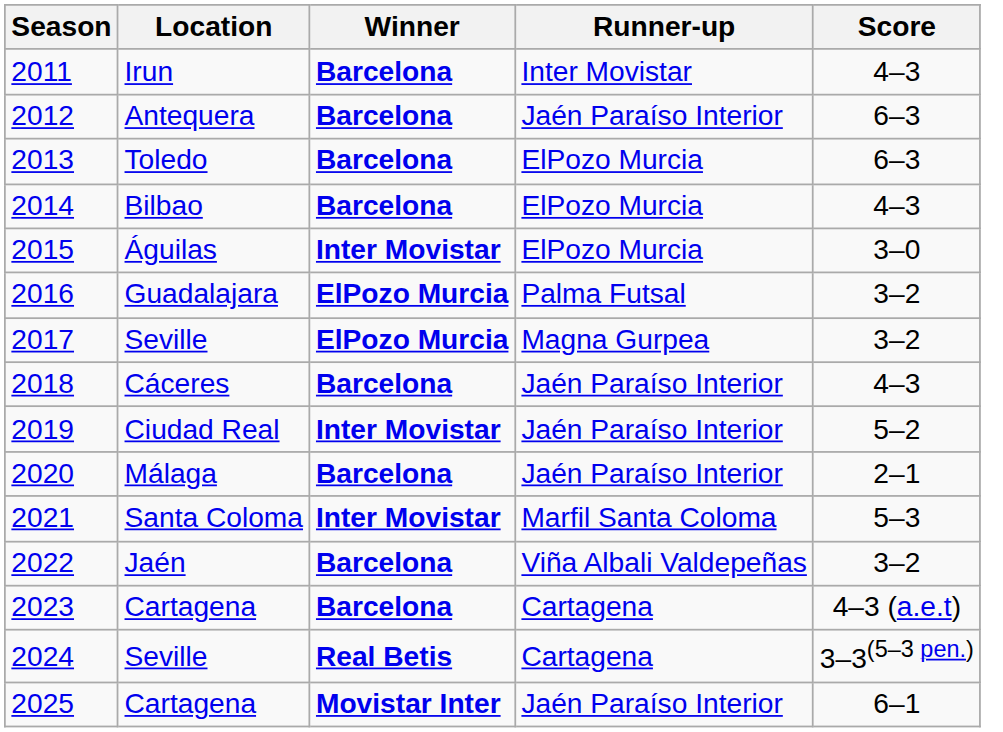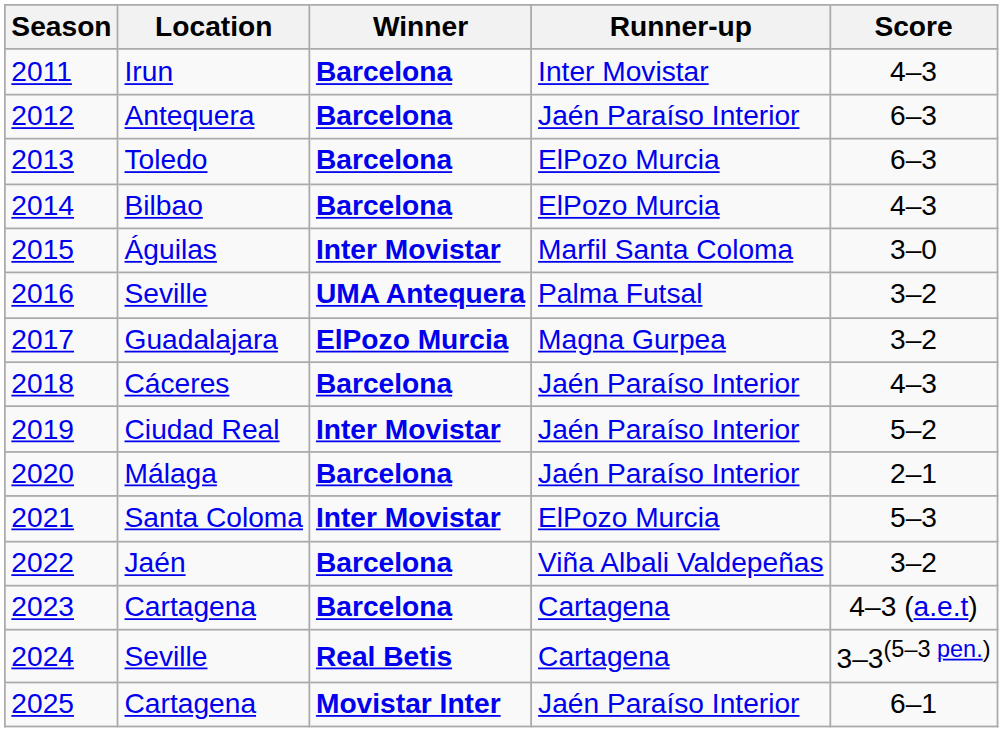(612, 250) ElPozo Murcia -> (666, 250) Marfil Santa Coloma
(201, 294) Guadalajara -> (166, 294) Seville
(412, 294) ElPozo Murcia -> (421, 294) UMA Antequera
(166, 339) Seville -> (201, 339) Guadalajara
(649, 518) Marfil Santa Coloma -> (629, 518) ElPozo Murcia
